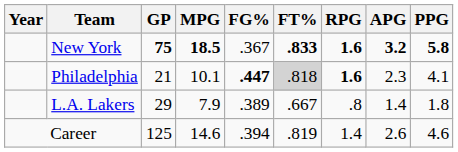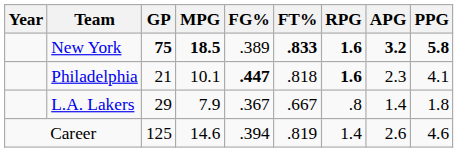(255, 47) .367 -> (255, 47) .389
(302, 76) lightgrey background -> (302, 76) no background
(255, 104) .389 -> (255, 104) .367
